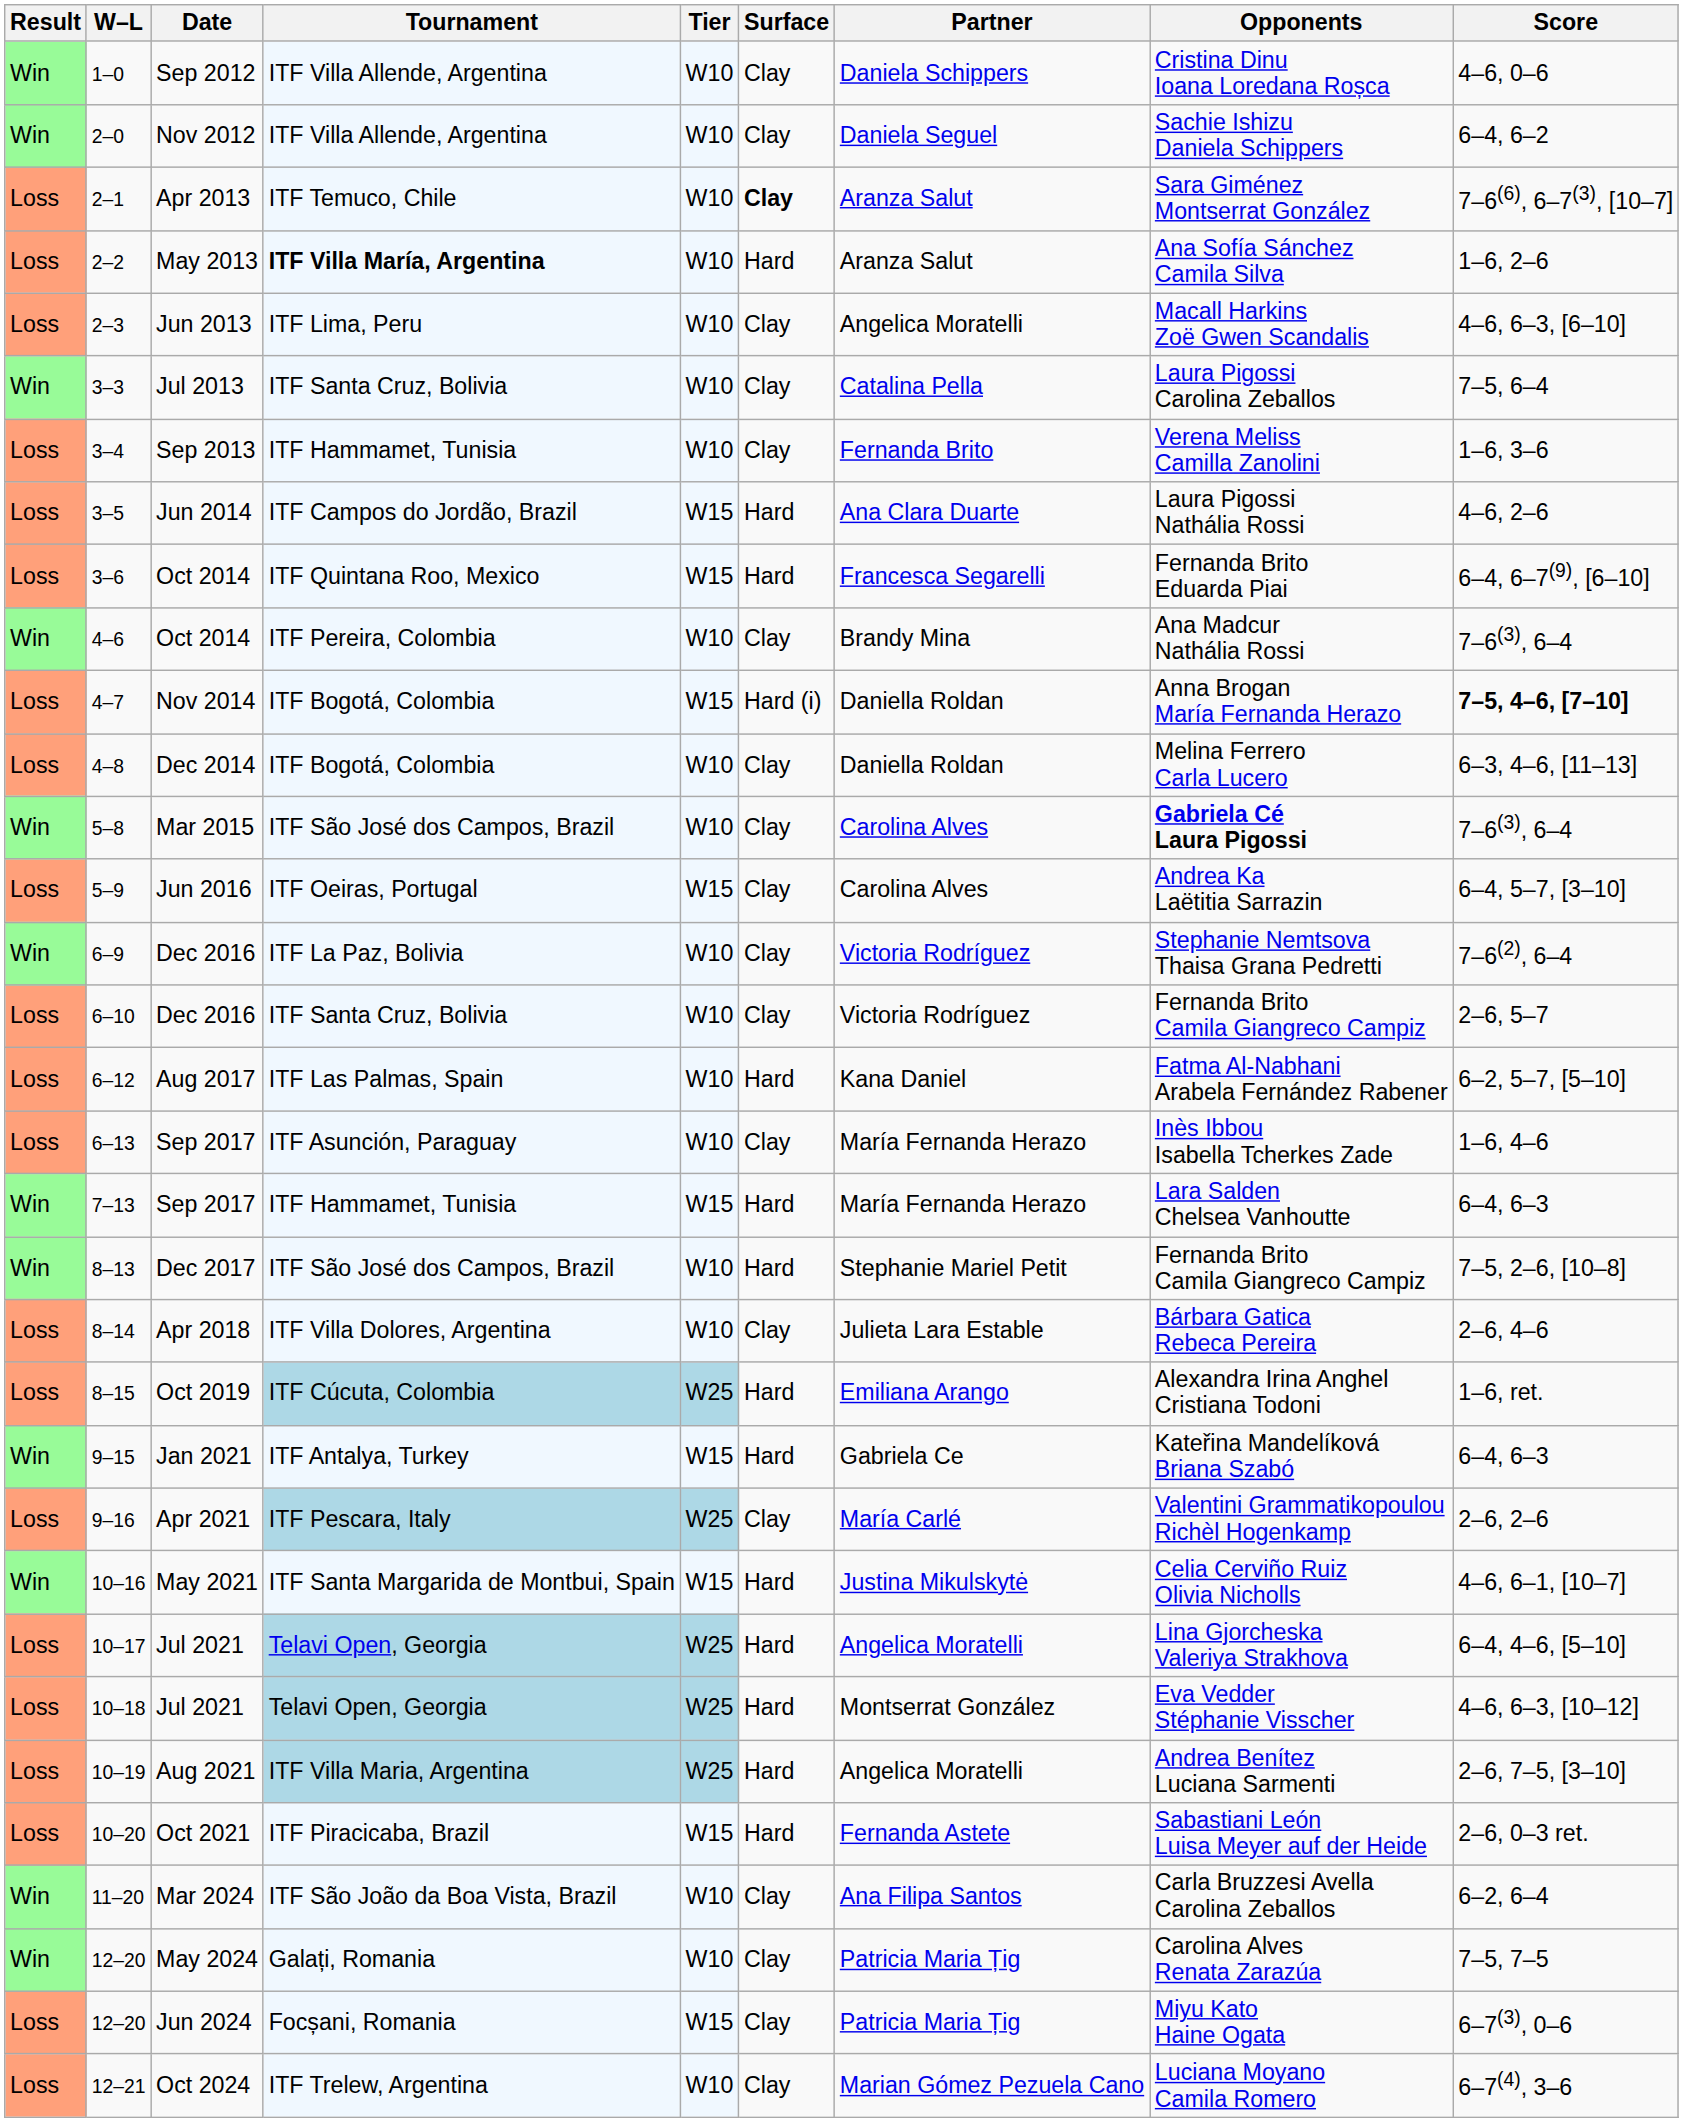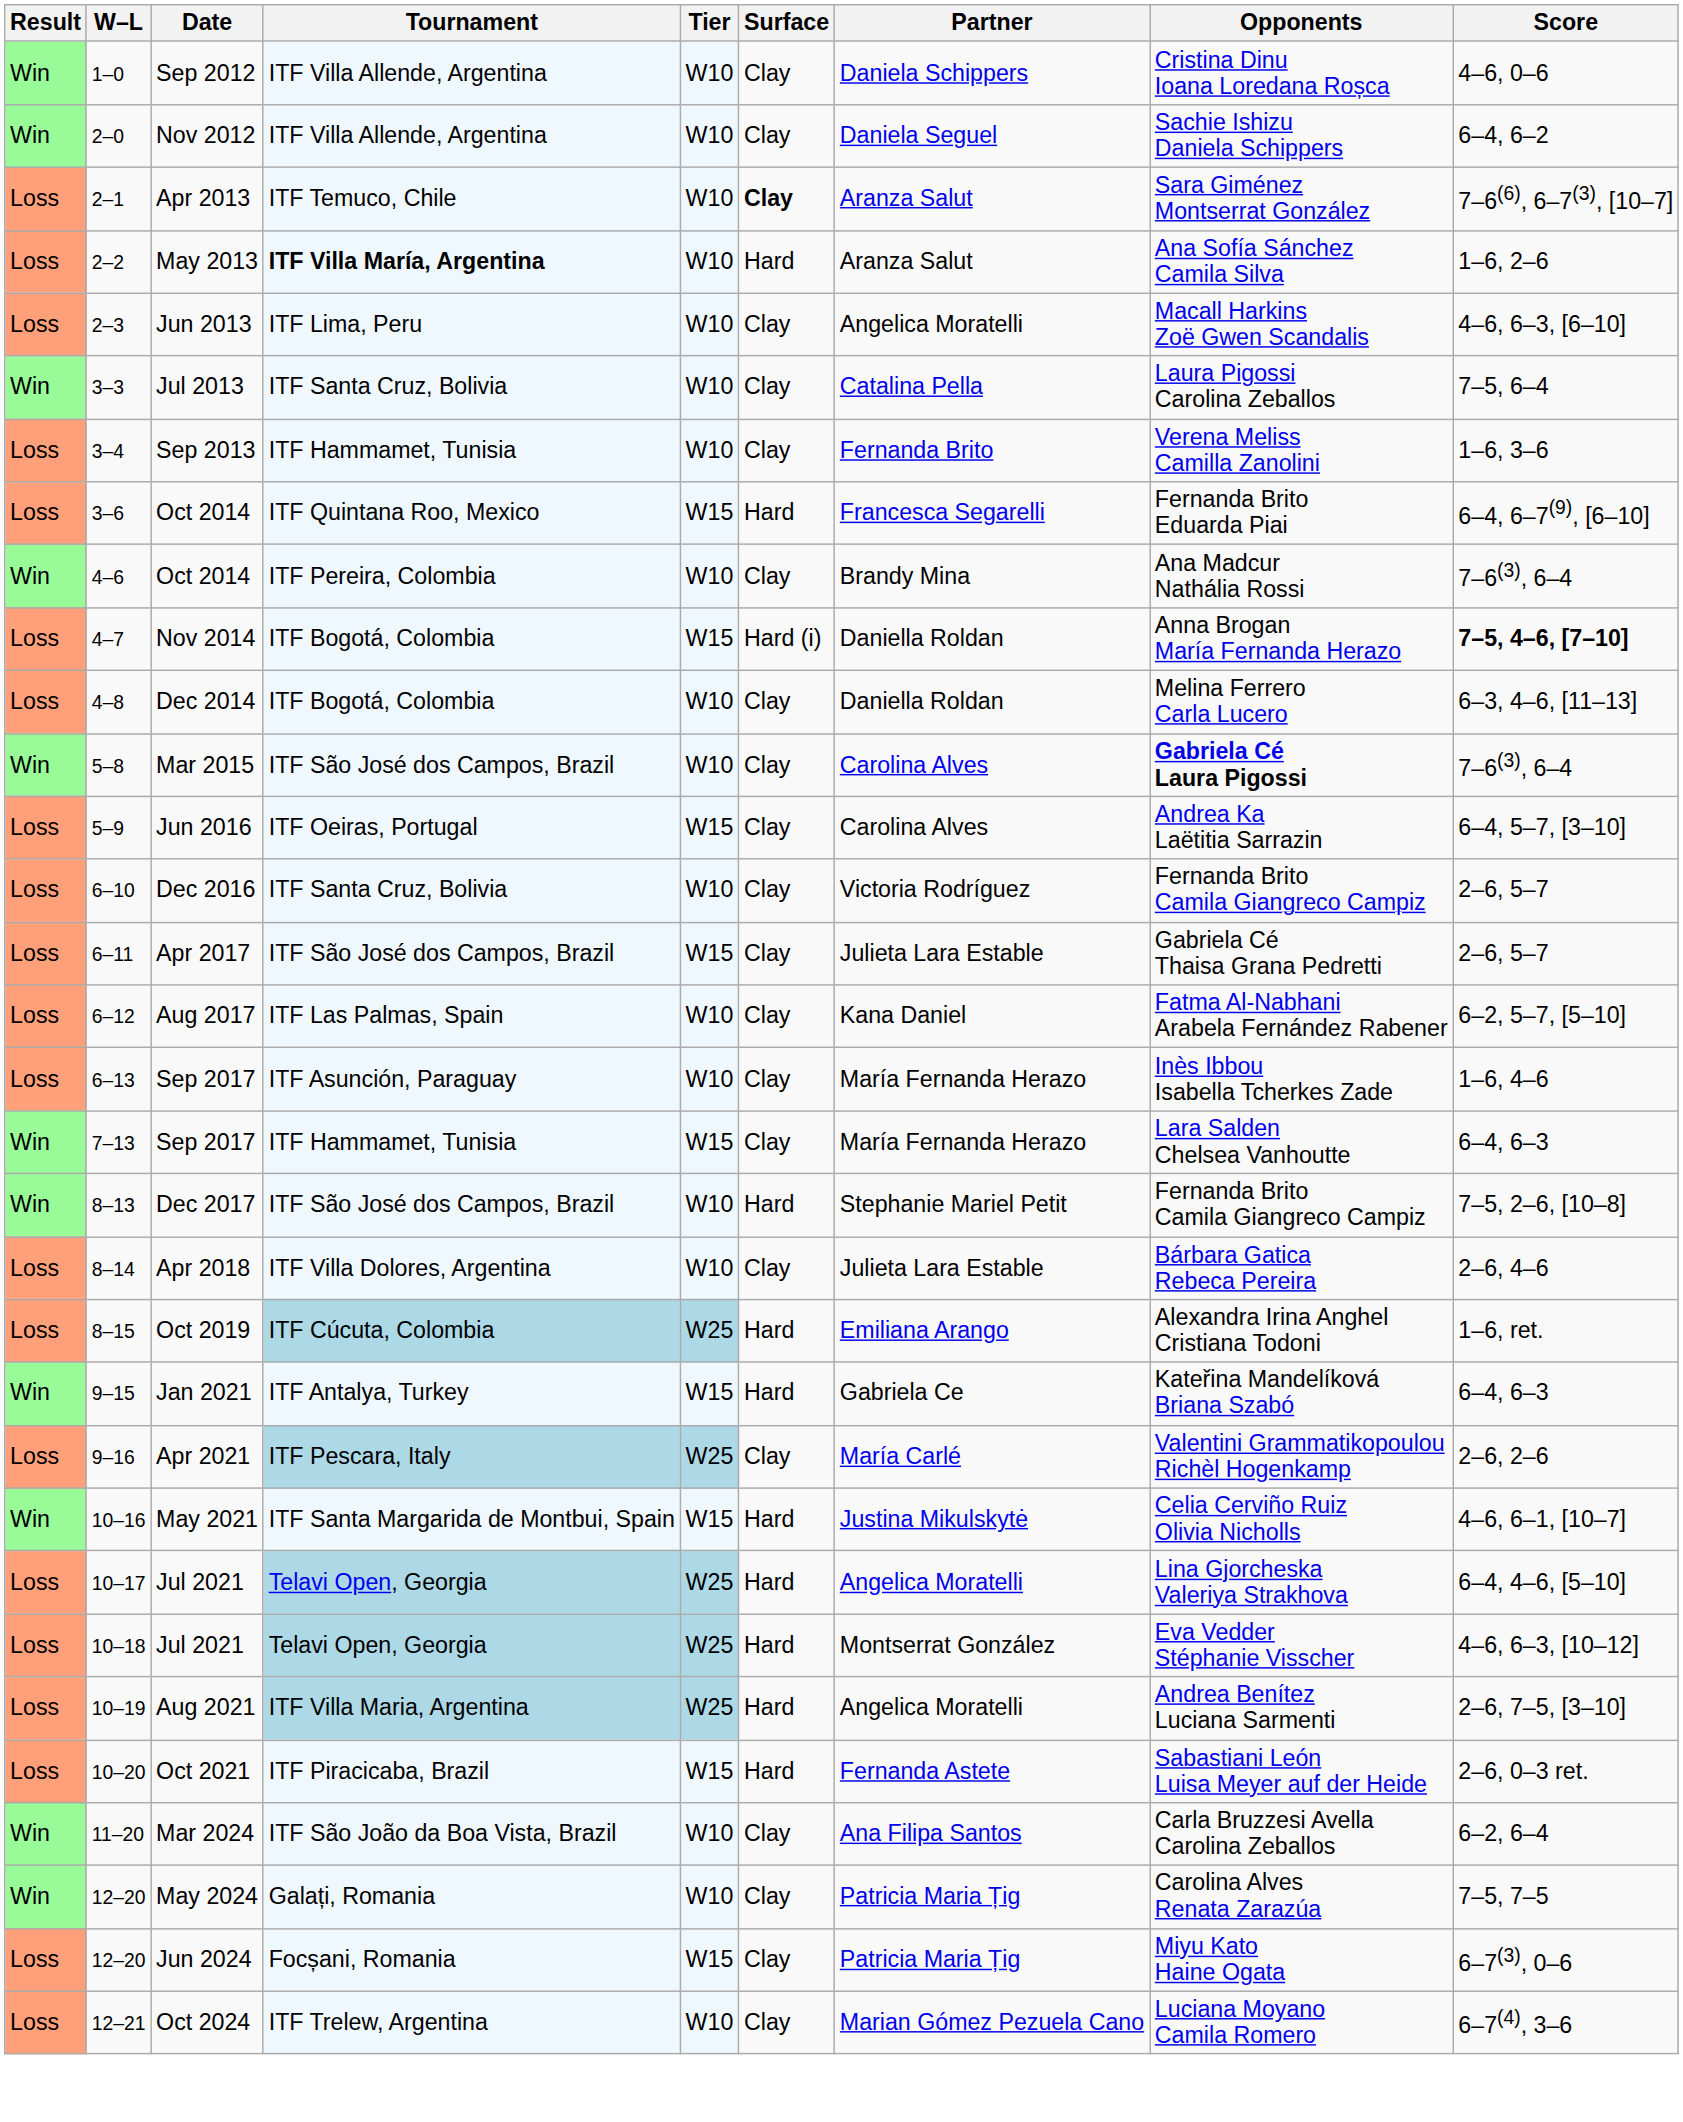- row: (108, 514)
- row: (108, 954)
+ row: (112, 954)
(769, 1079) Hard -> (767, 1016) Clay
(769, 1204) Hard -> (767, 1141) Clay
